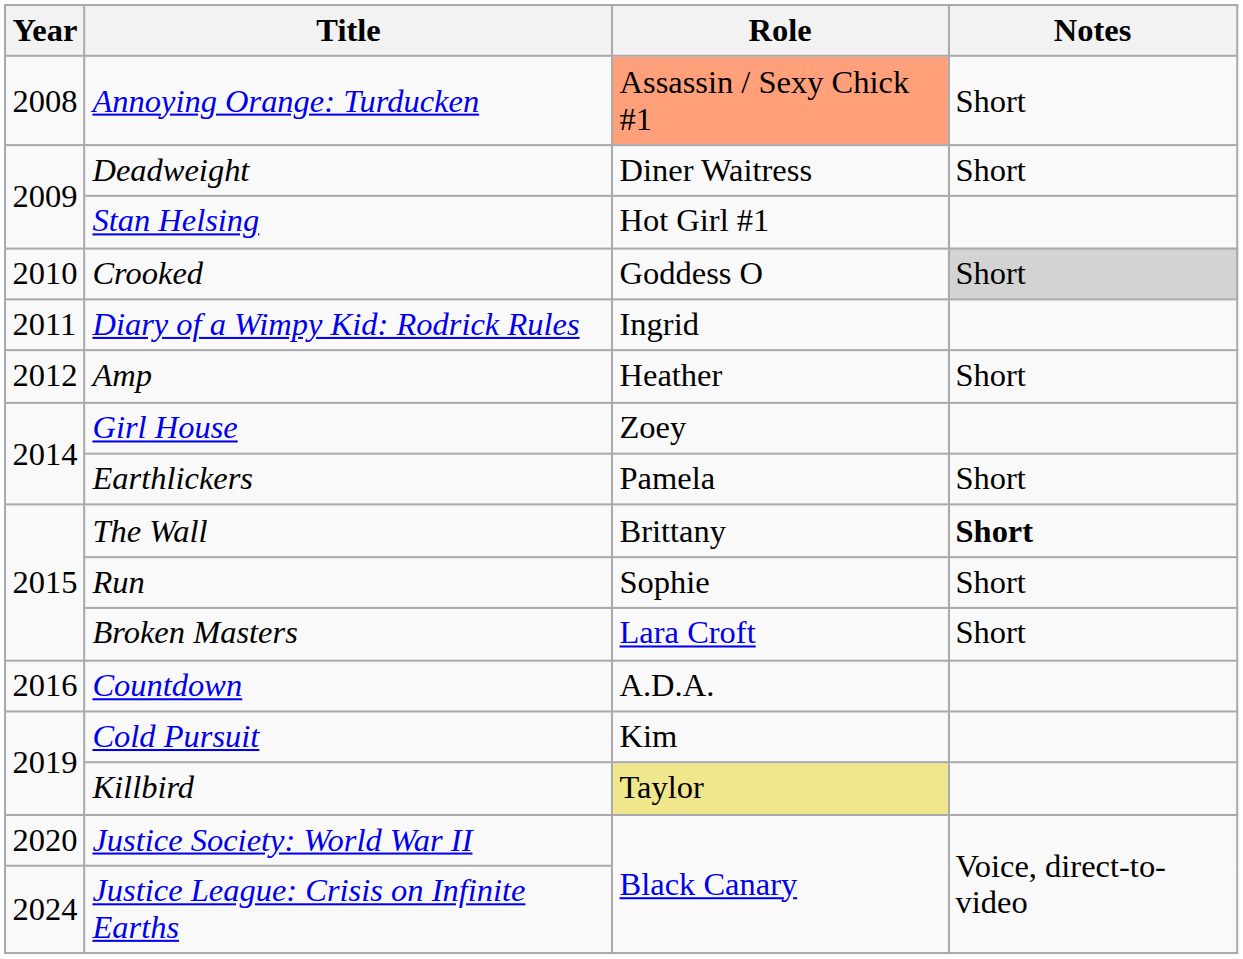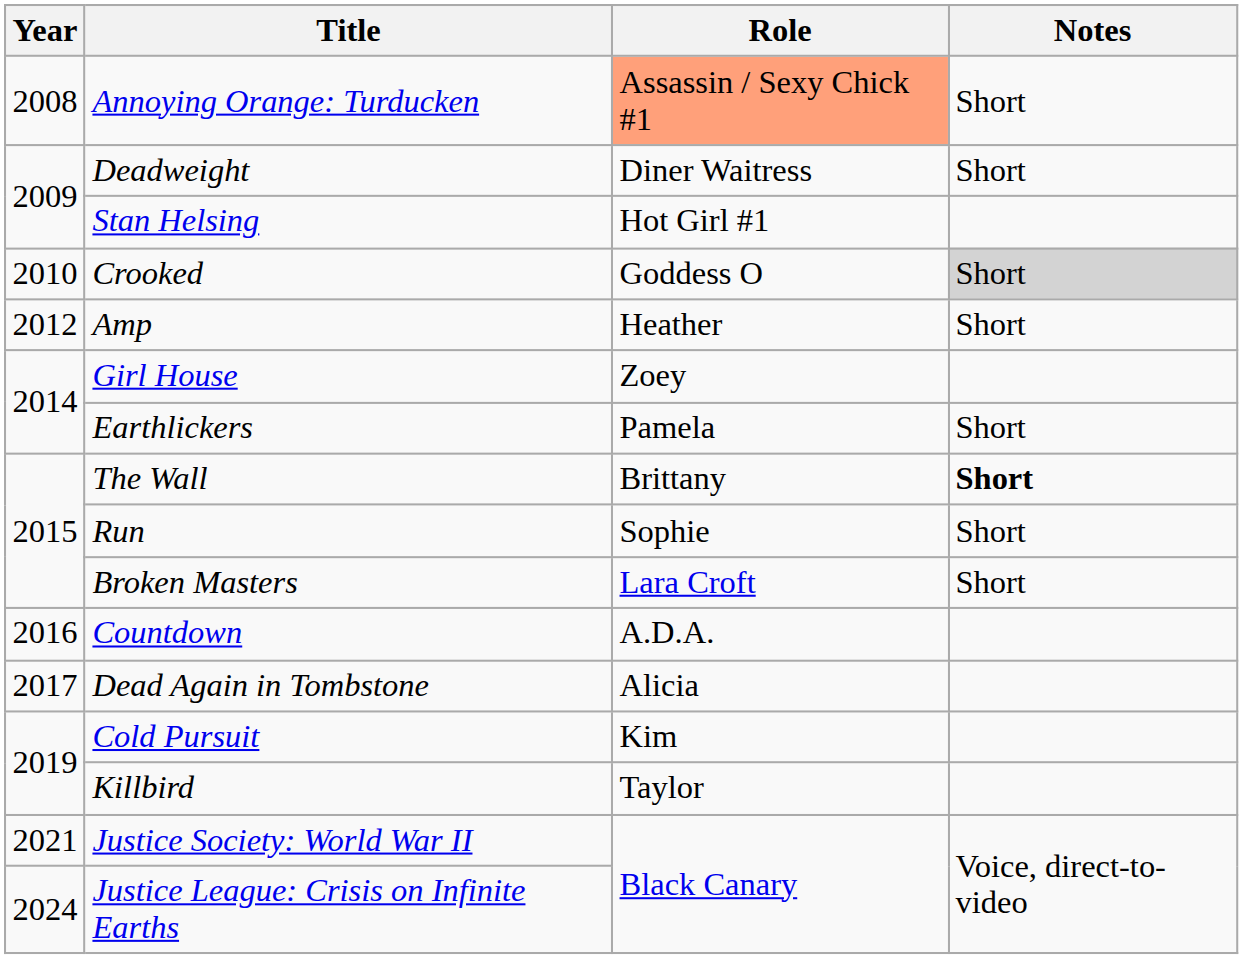- row: (336, 324)
+ row: (261, 684)
(662, 787) khaki background -> (662, 787) no background
(45, 839) 2020 -> (45, 839) 2021
